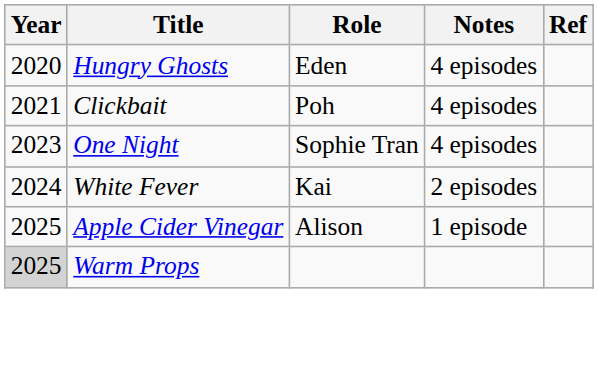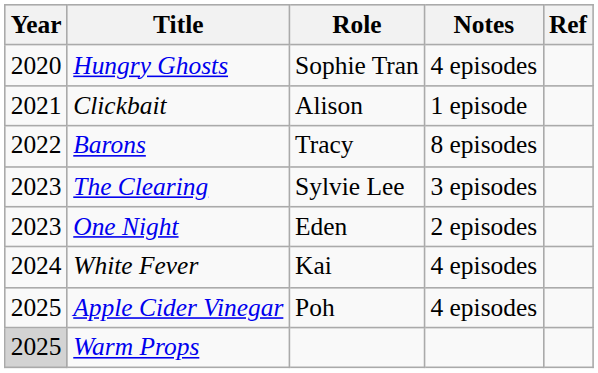(321, 65) Eden -> (357, 65) Sophie Tran
(315, 105) Poh -> (329, 105) Alison
(484, 105) 4 episodes -> (479, 105) 1 episode
+ row: (110, 145)
+ row: (141, 186)
(357, 145) Sophie Tran -> (321, 226) Eden
(484, 145) 4 episodes -> (484, 226) 2 episodes
(484, 186) 2 episodes -> (484, 266) 4 episodes
(329, 226) Alison -> (315, 307) Poh
(479, 226) 1 episode -> (484, 307) 4 episodes
